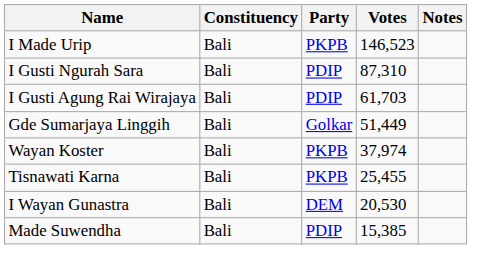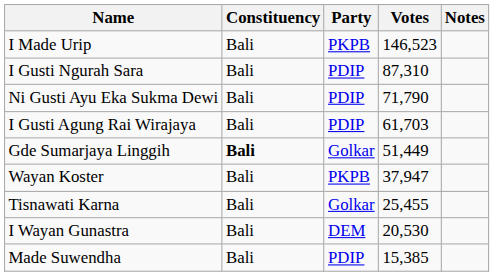+ row: (113, 97)
(218, 124) normal -> (240, 151) bold
(383, 151) 37,974 -> (406, 177) 37,947
(327, 177) PKPB -> (351, 204) Golkar
